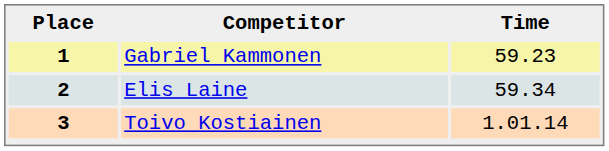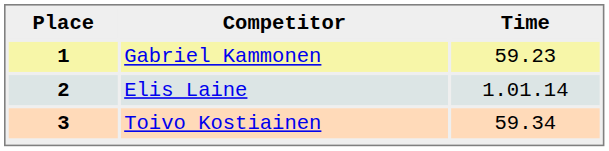(525, 90) 59.34 -> (525, 90) 1.01.14
(525, 123) 1.01.14 -> (525, 123) 59.34
